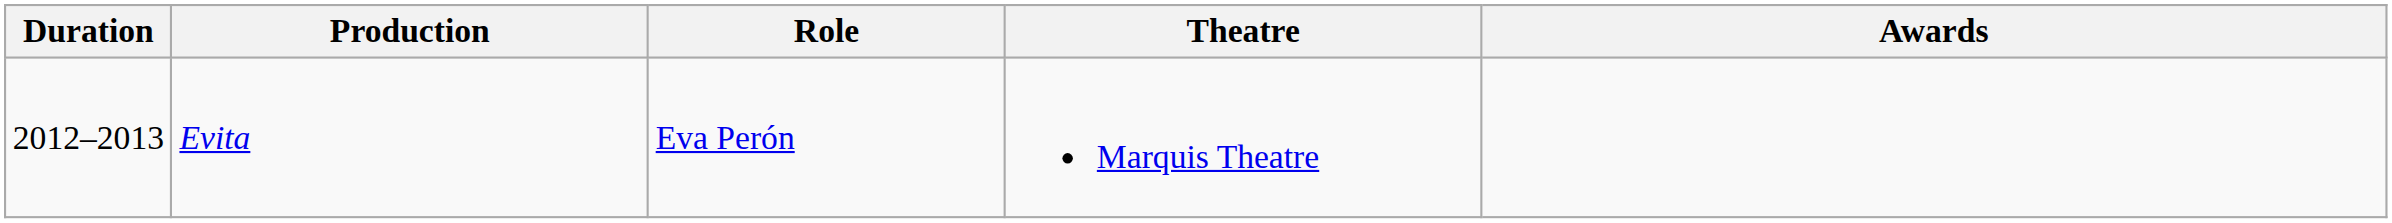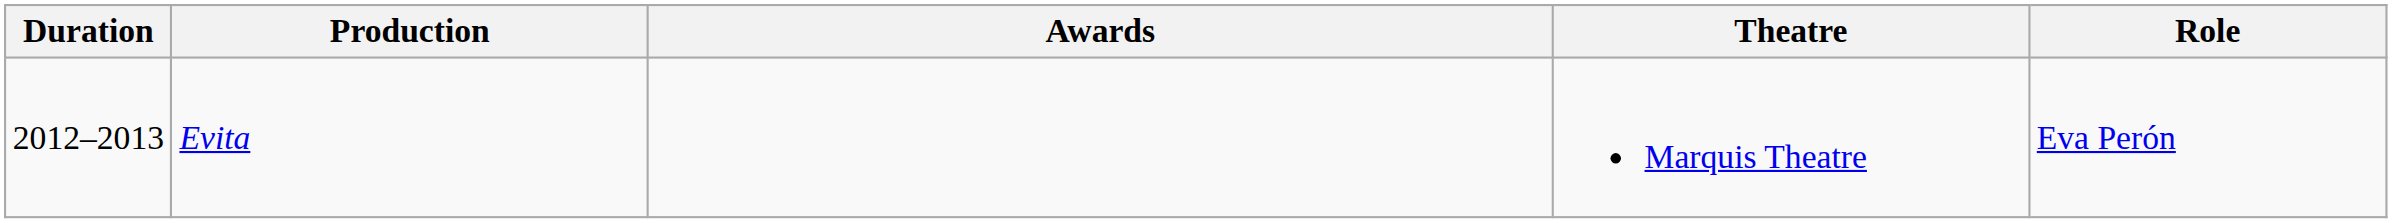columns swapped: (827, 31) <-> (1934, 31)
